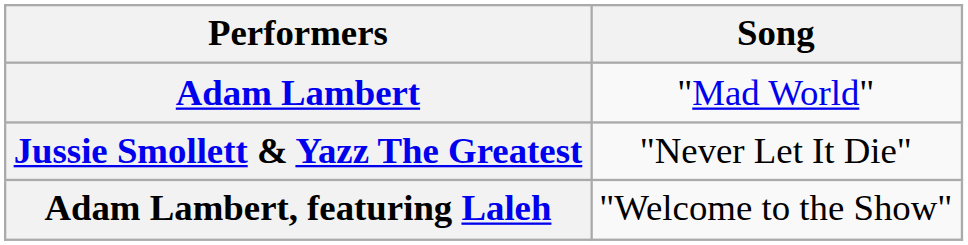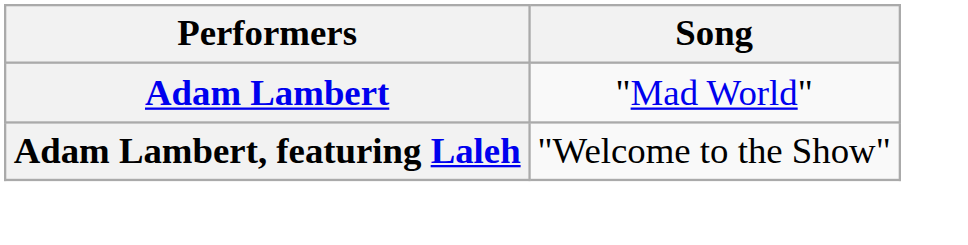- row: (298, 150)
